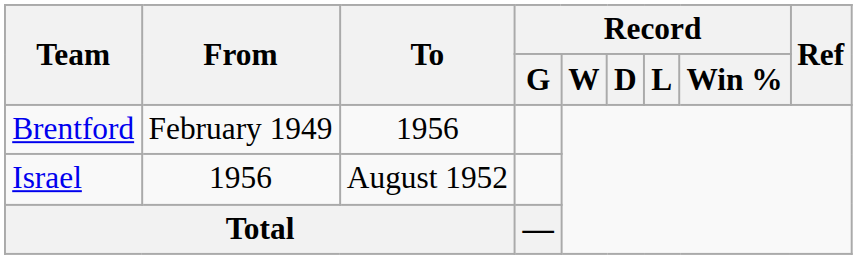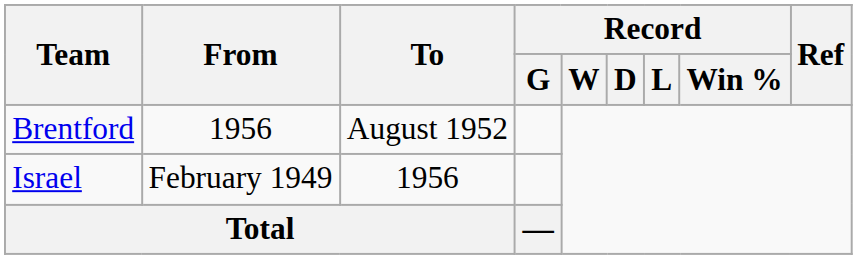(240, 128) February 1949 -> (240, 128) 1956
(427, 128) 1956 -> (427, 128) August 1952
(240, 178) 1956 -> (240, 178) February 1949
(427, 178) August 1952 -> (427, 178) 1956
